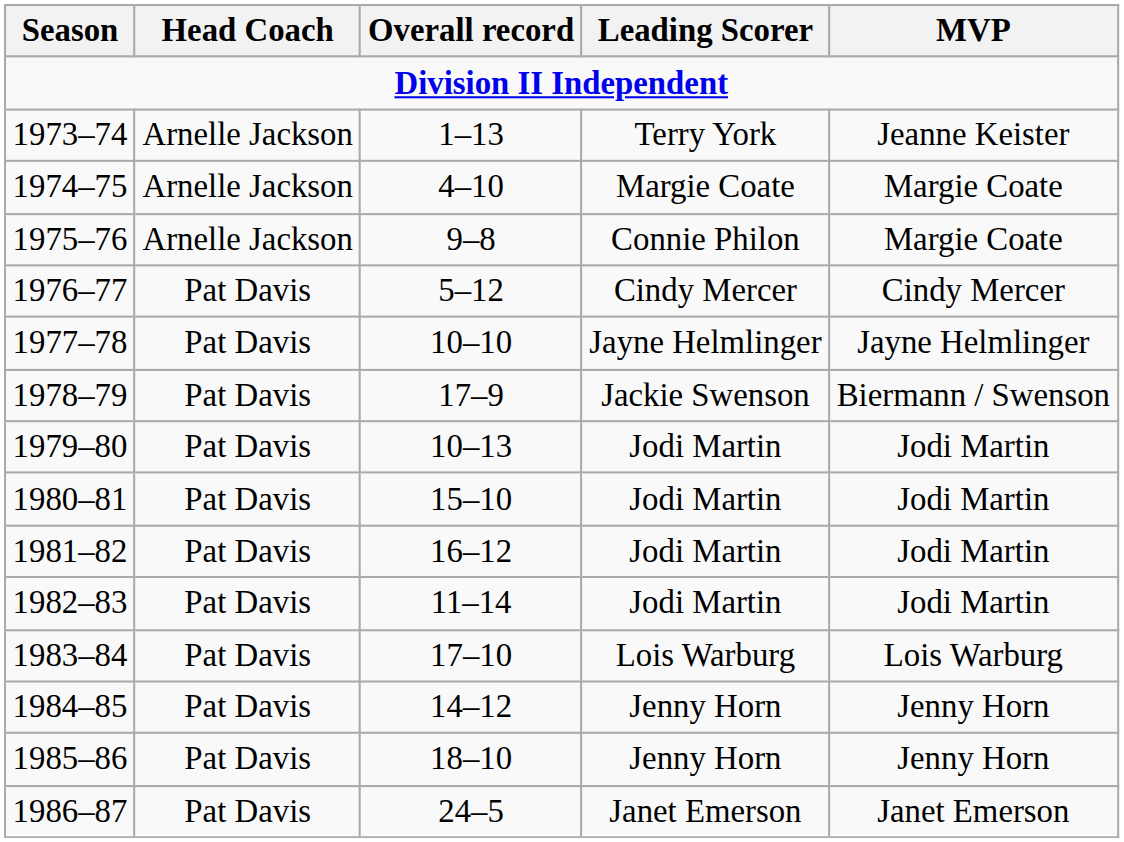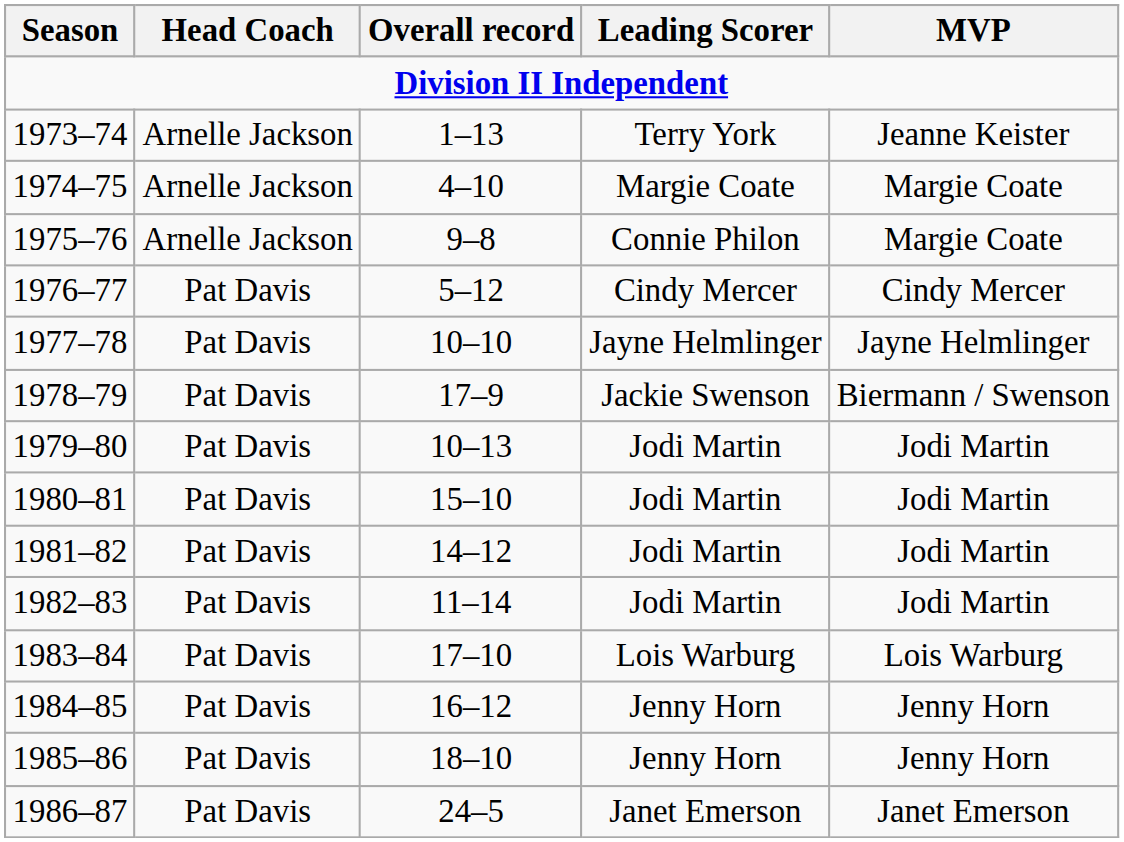(471, 550) 16–12 -> (471, 550) 14–12
(471, 706) 14–12 -> (471, 706) 16–12
